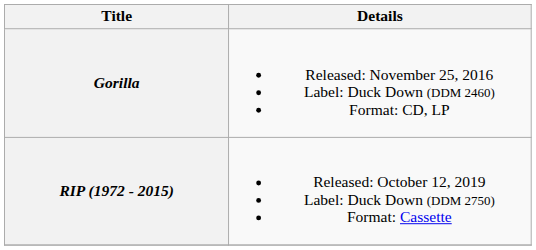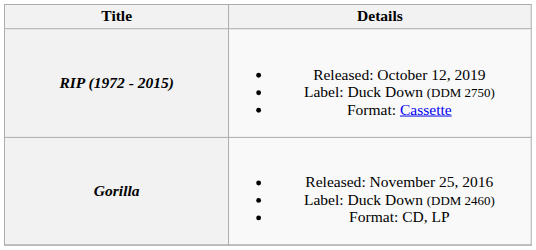rows swapped: (117, 83) <-> (117, 191)
